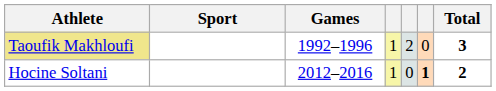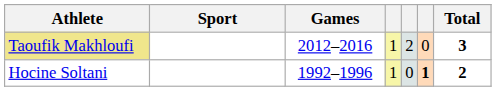(335, 45) 1992–1996 -> (335, 45) 2012–2016
(335, 73) 2012–2016 -> (335, 73) 1992–1996
